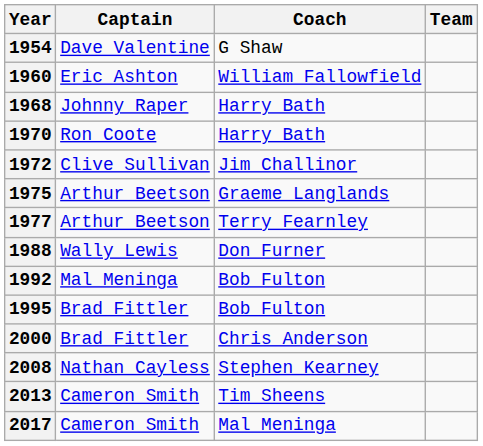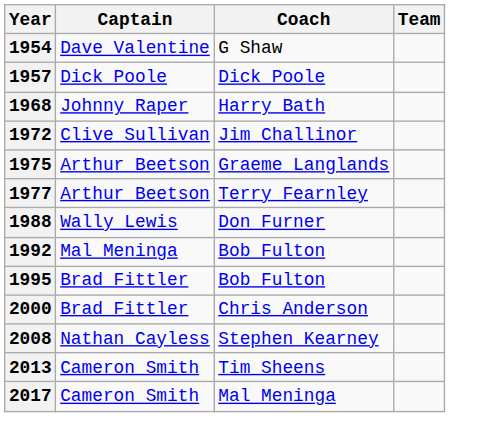+ row: (30, 77)
- row: (30, 77)
- row: (30, 135)
